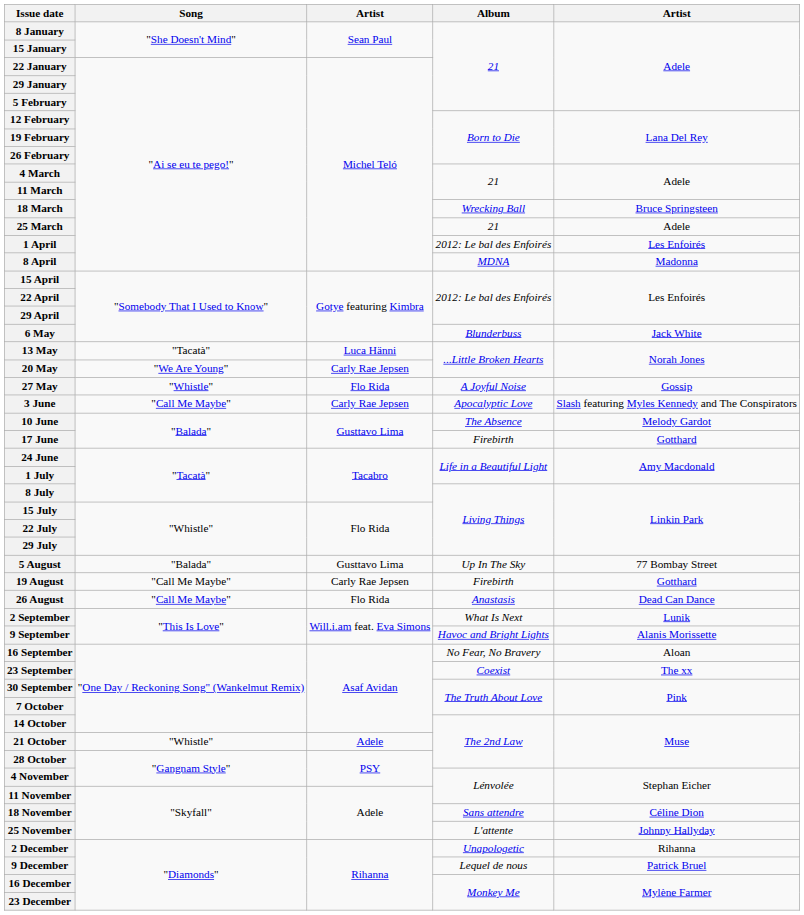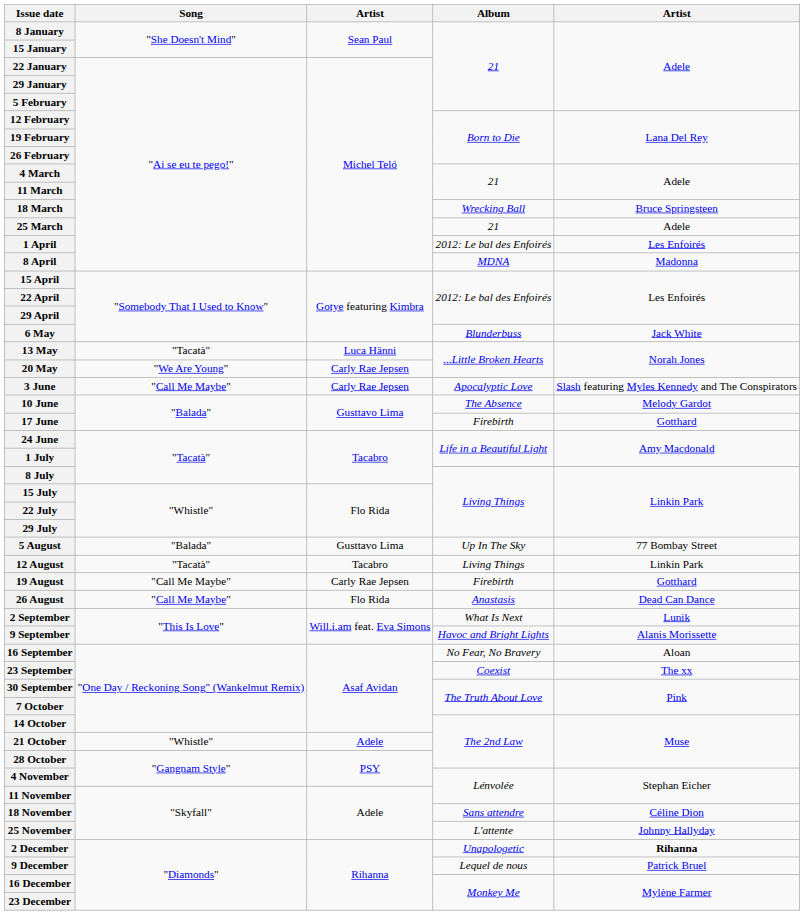- row: (40, 386)
+ row: (40, 564)
(677, 848) normal -> (677, 848) bold
